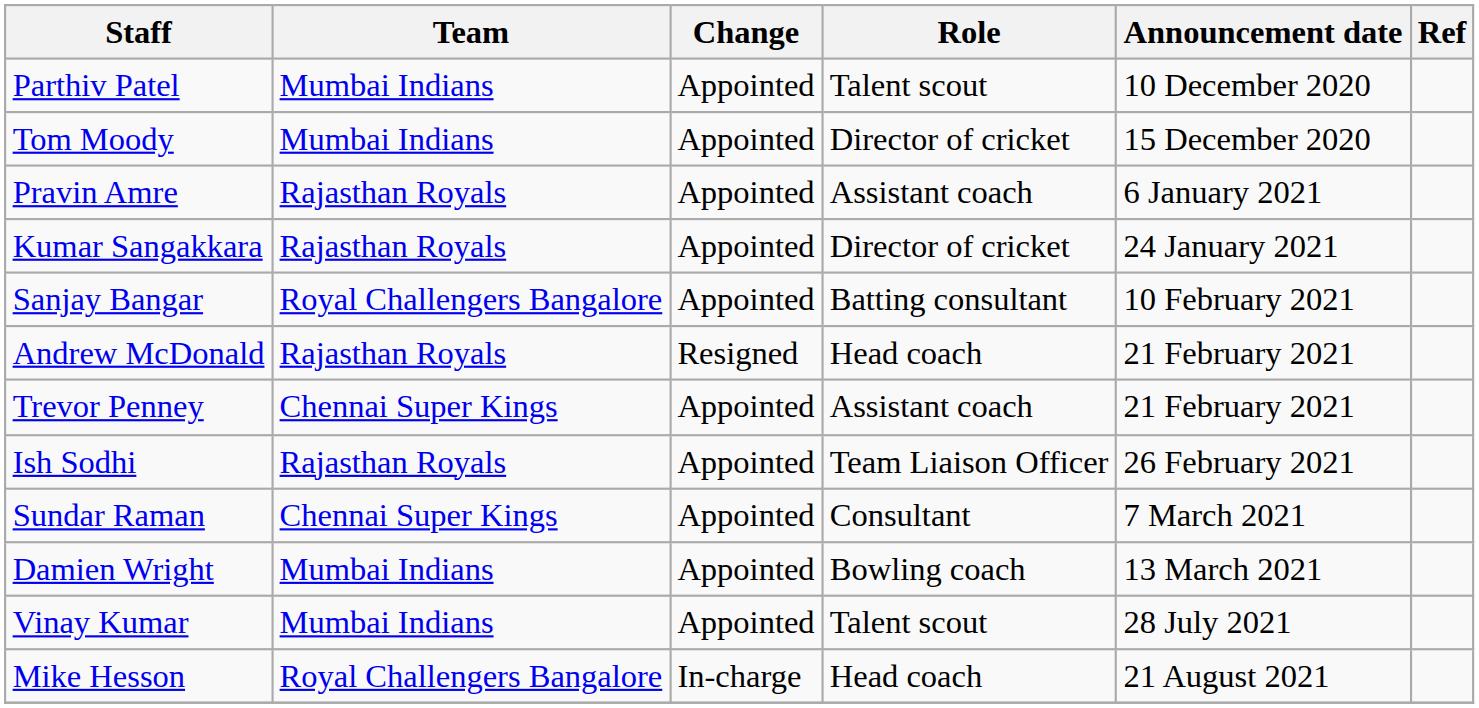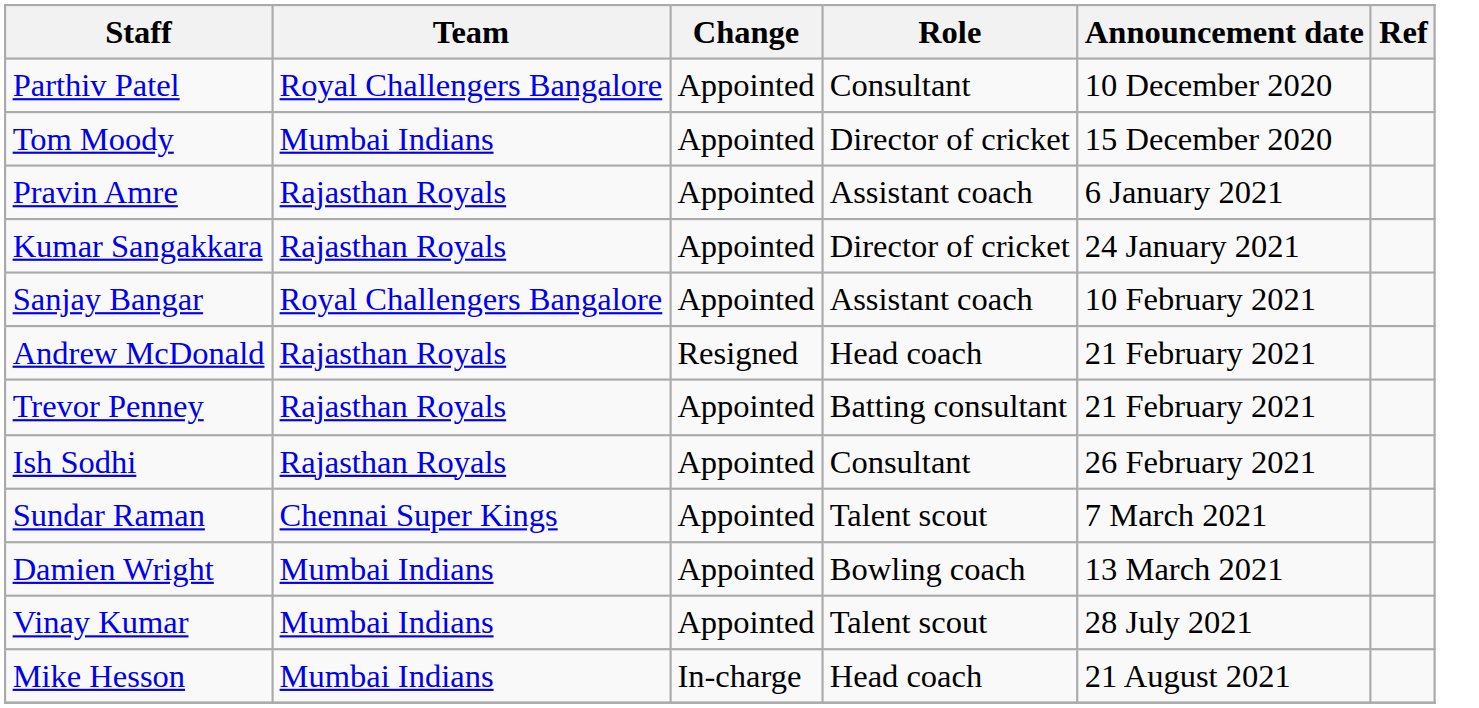(387, 85) Mumbai Indians -> (471, 85) Royal Challengers Bangalore
(908, 85) Talent scout -> (900, 85) Consultant
(948, 299) Batting consultant -> (931, 299) Assistant coach
(419, 406) Chennai Super Kings -> (393, 406) Rajasthan Royals
(931, 406) Assistant coach -> (948, 406) Batting consultant
(969, 460) Team Liaison Officer -> (900, 460) Consultant
(900, 514) Consultant -> (908, 514) Talent scout
(471, 675) Royal Challengers Bangalore -> (387, 675) Mumbai Indians
